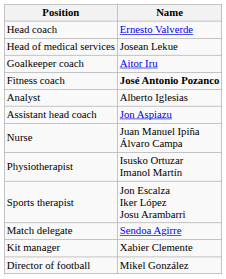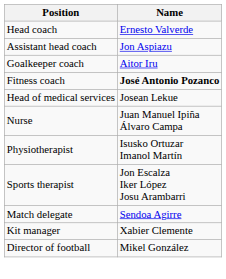rows swapped: (52, 115) <-> (61, 47)
- row: (23, 98)
